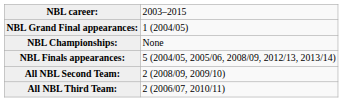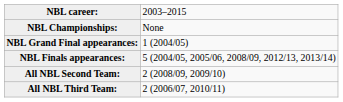rows swapped: (72, 43) <-> (72, 27)
